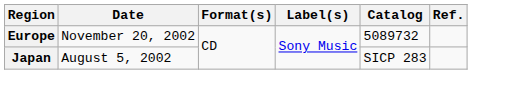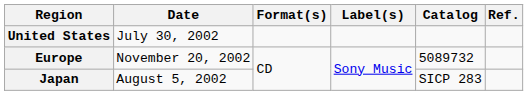+ row: (59, 37)
